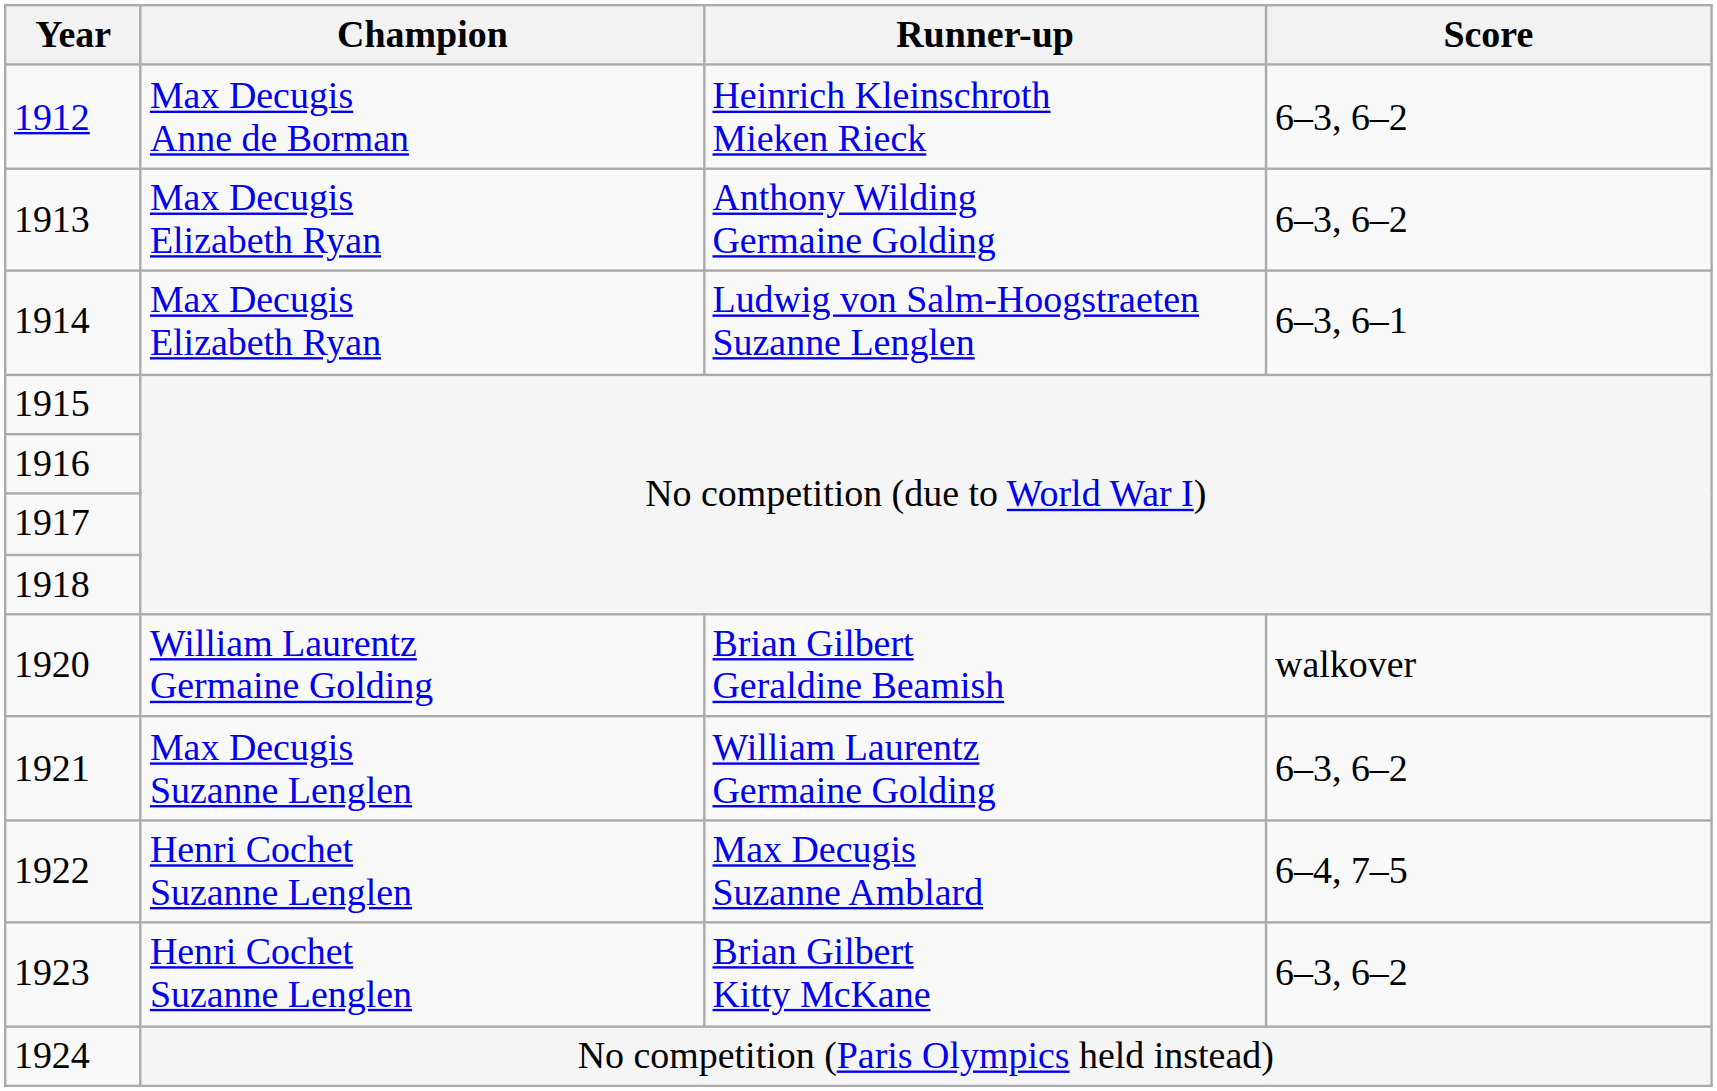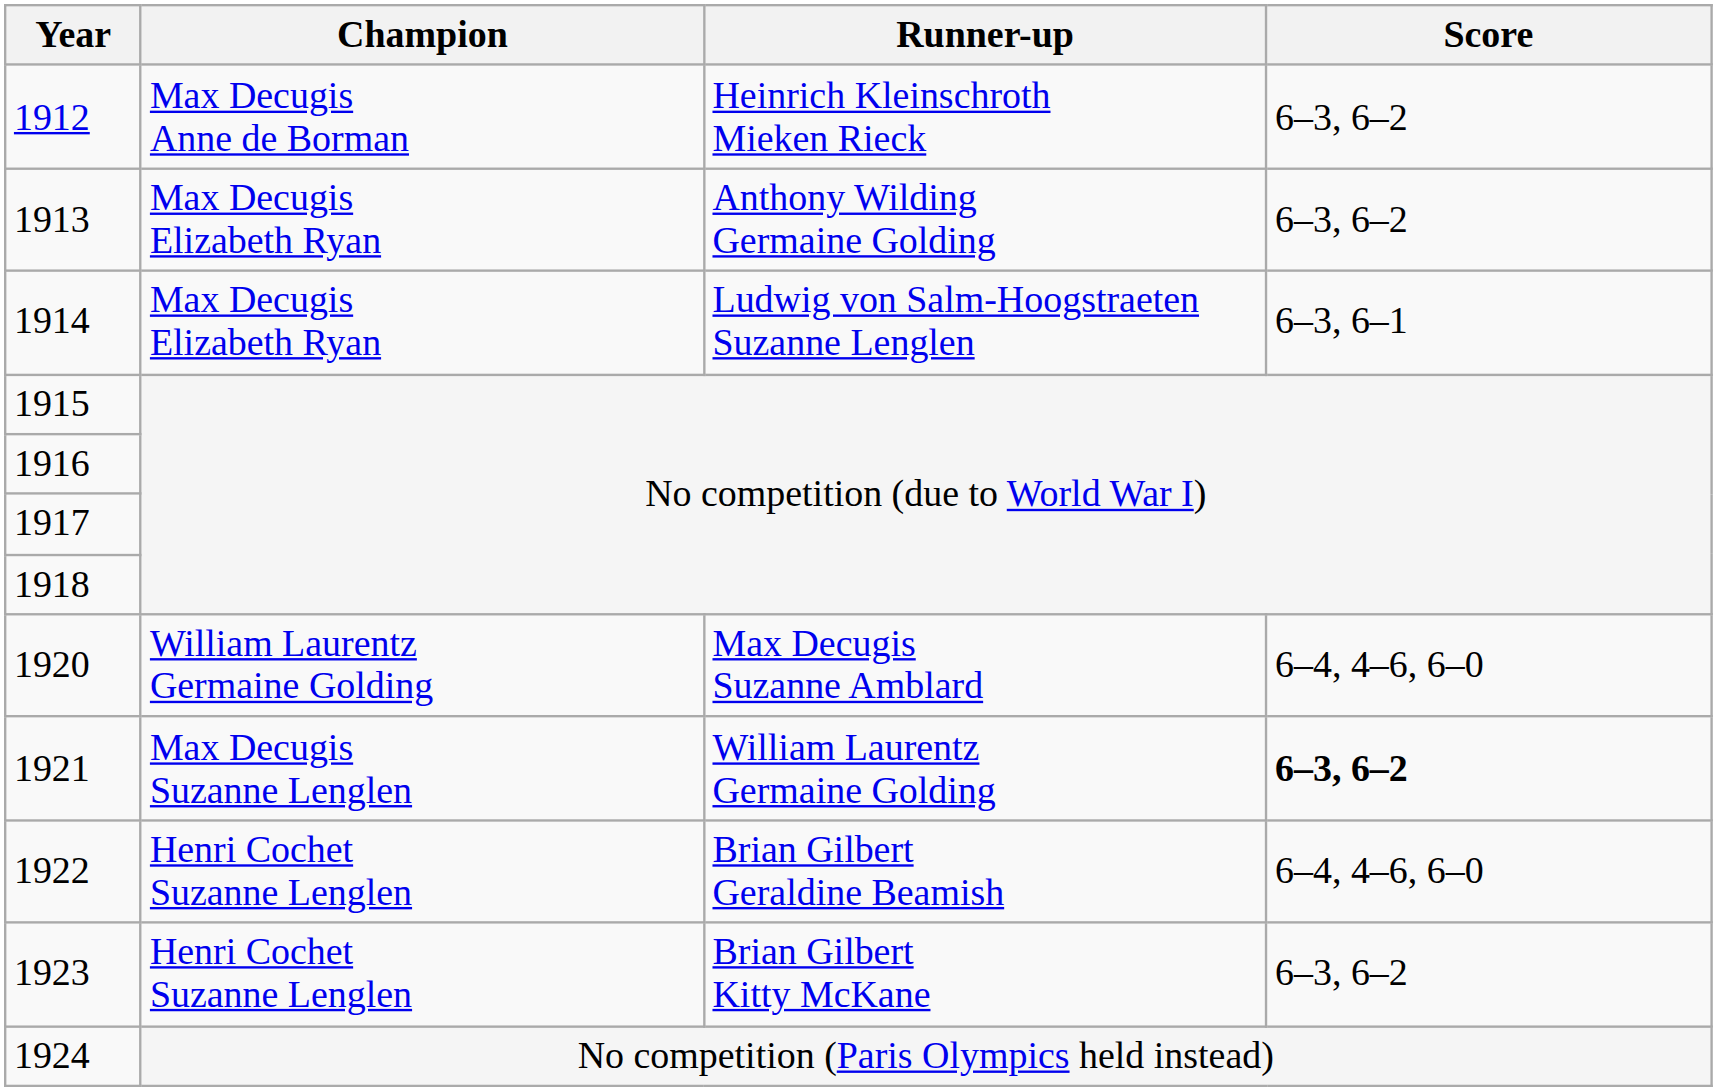(858, 664) Brian Gilbert Geraldine Beamish -> (848, 664) Max Decugis Suzanne Amblard
(1346, 664) walkover -> (1379, 664) 6–4, 4–6, 6–0
(1341, 767) normal -> (1341, 767) bold
(848, 870) Max Decugis Suzanne Amblard -> (858, 870) Brian Gilbert Geraldine Beamish
(1341, 870) 6–4, 7–5 -> (1379, 870) 6–4, 4–6, 6–0
